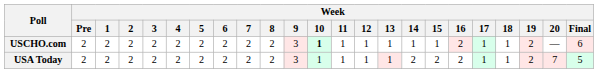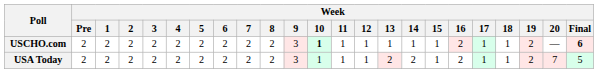(580, 44) normal -> (580, 44) bold
(390, 60) 1 -> (390, 60) 2
(437, 60) 2 -> (437, 60) 1
